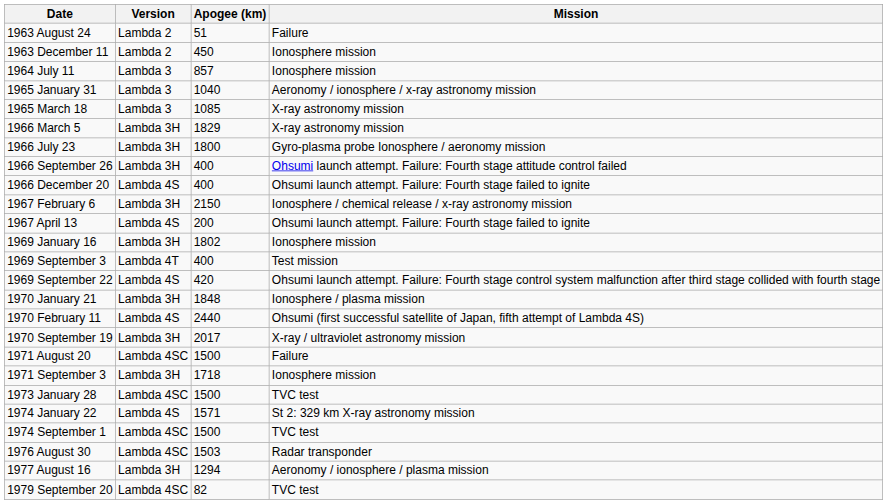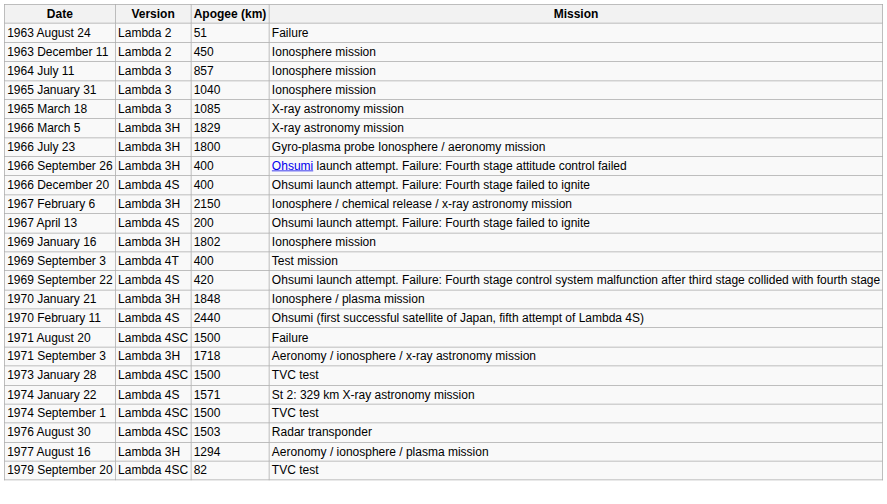(404, 90) Aeronomy / ionosphere / x-ray astronomy mission -> (324, 90) Ionosphere mission
- row: (60, 337)
(324, 375) Ionosphere mission -> (404, 356) Aeronomy / ionosphere / x-ray astronomy mission
